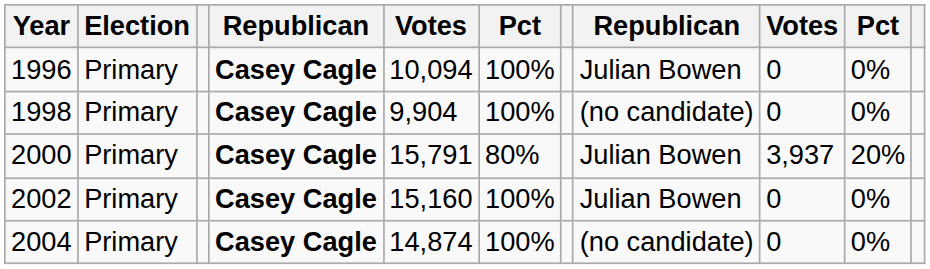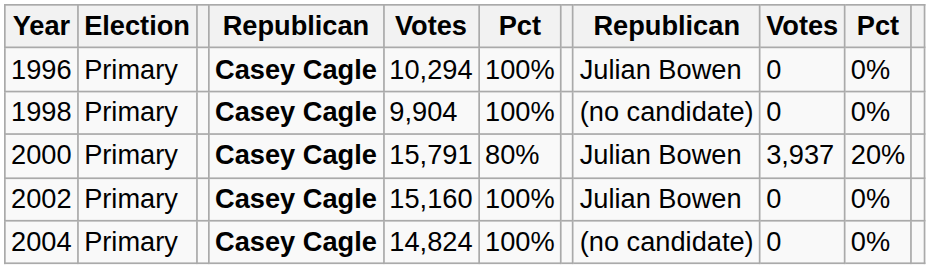(431, 69) 10,094 -> (431, 69) 10,294
(431, 241) 14,874 -> (431, 241) 14,824
